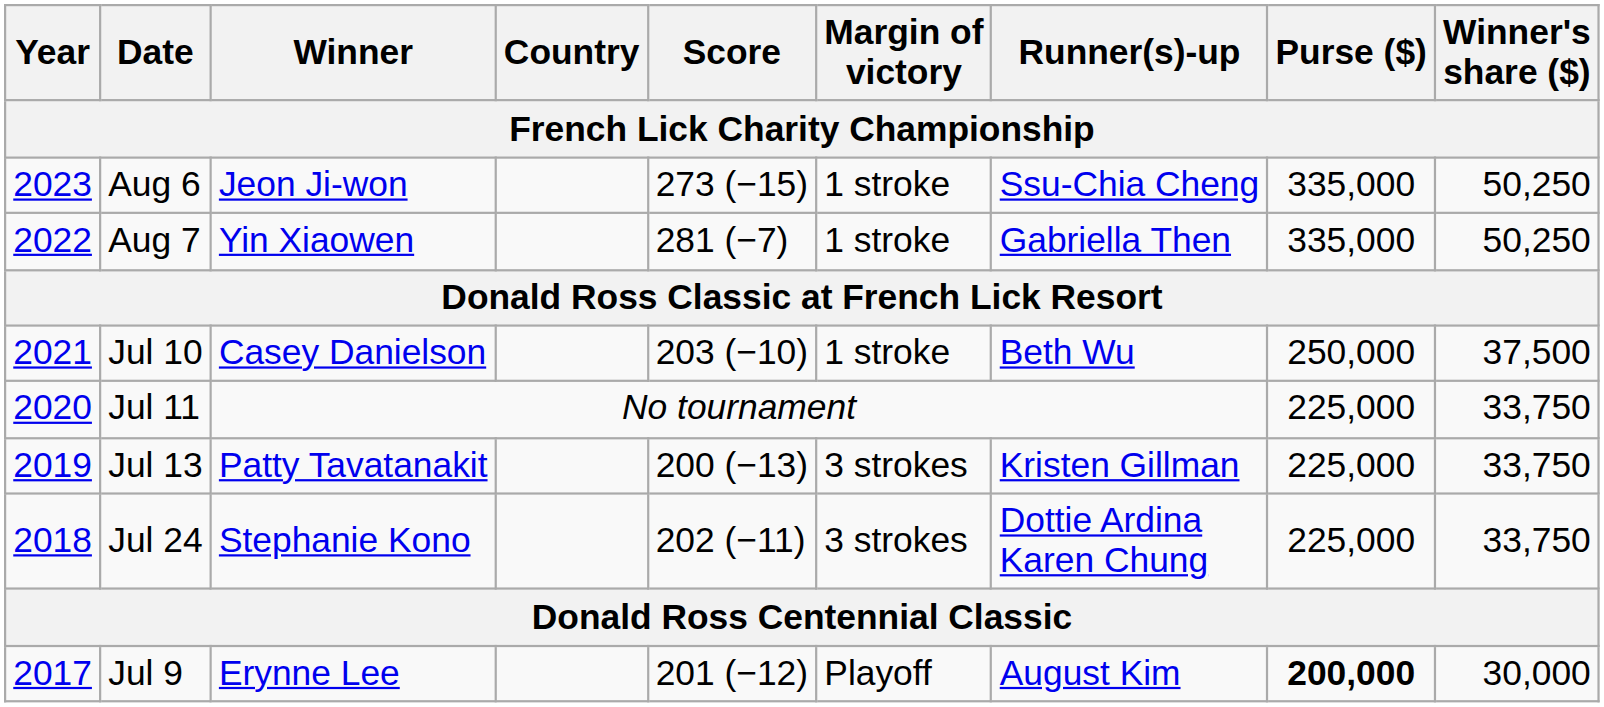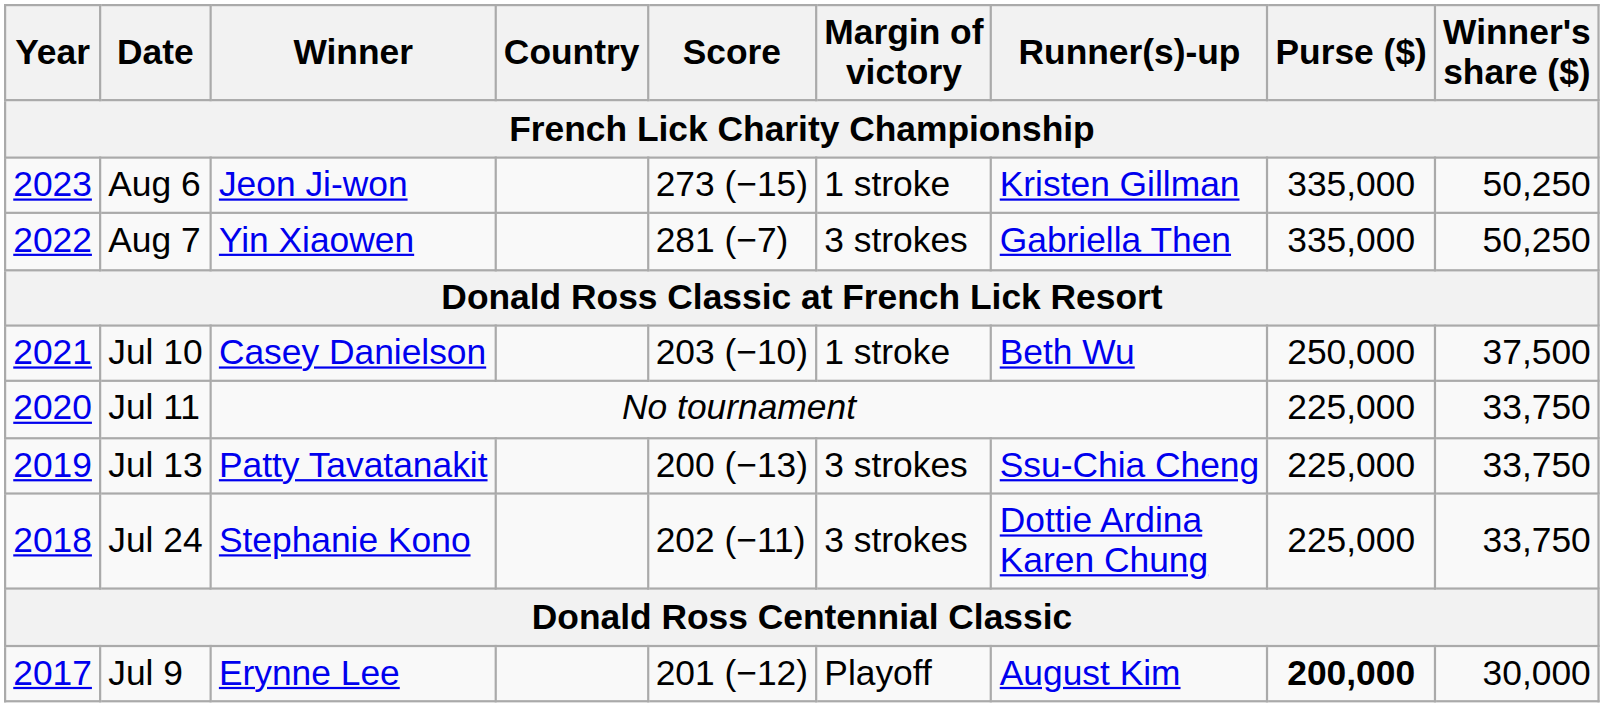(1129, 184) Ssu-Chia Cheng -> (1120, 184) Kristen Gillman
(887, 240) 1 stroke -> (896, 240) 3 strokes
(1120, 464) Kristen Gillman -> (1129, 464) Ssu-Chia Cheng
